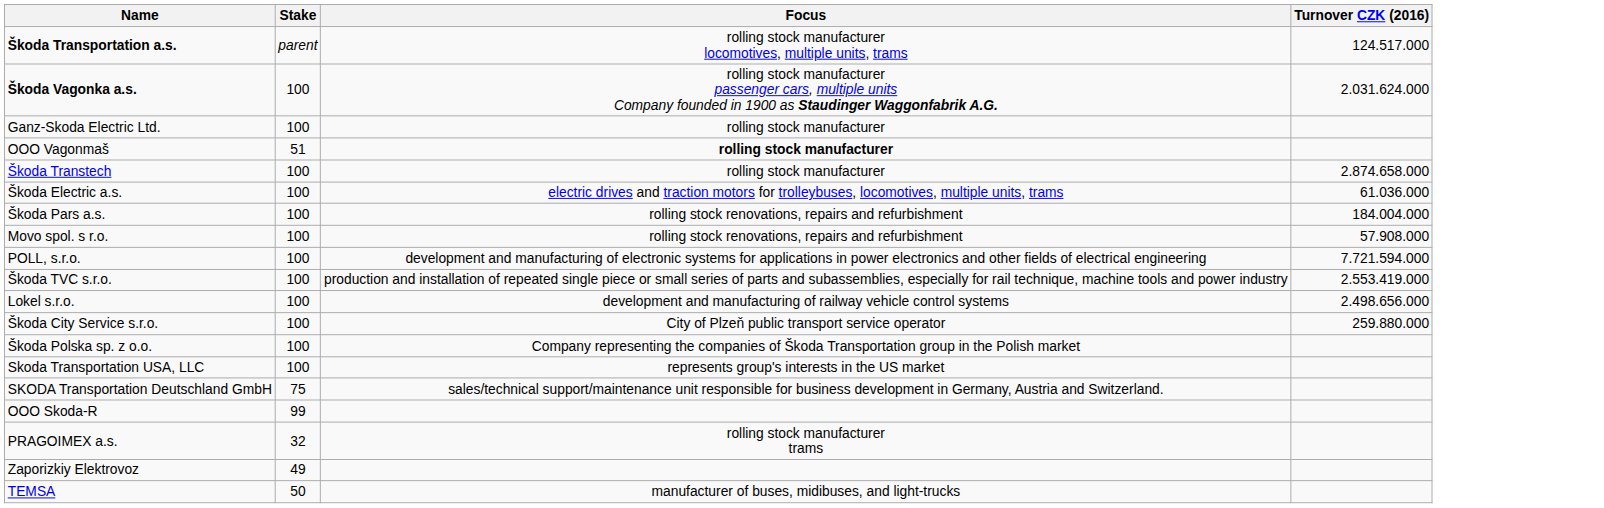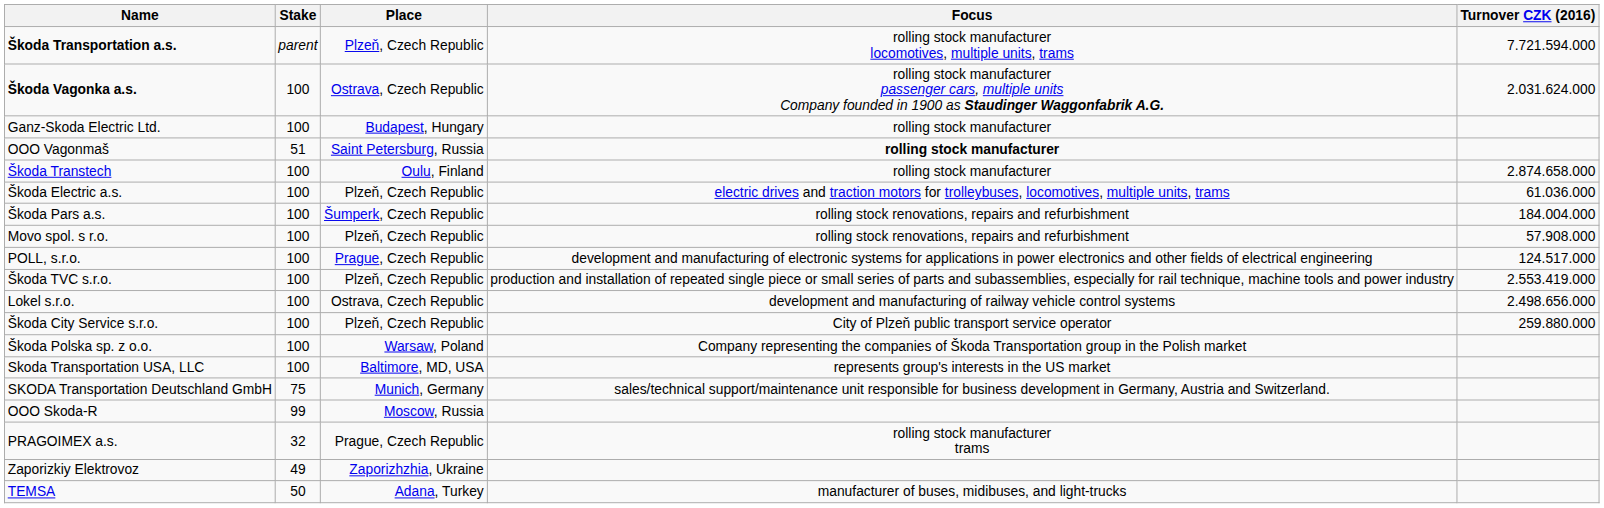+ column: (404, 16)
(1391, 45) 124.517.000 -> (1551, 45) 7.721.594.000
(1385, 258) 7.721.594.000 -> (1557, 258) 124.517.000
